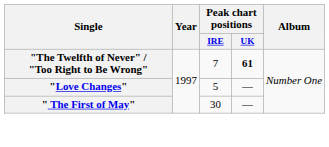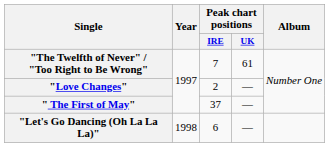(248, 64) bold -> (248, 64) normal
(215, 87) 5 -> (215, 87) 2
(215, 104) 30 -> (215, 104) 37
+ row: (88, 128)
